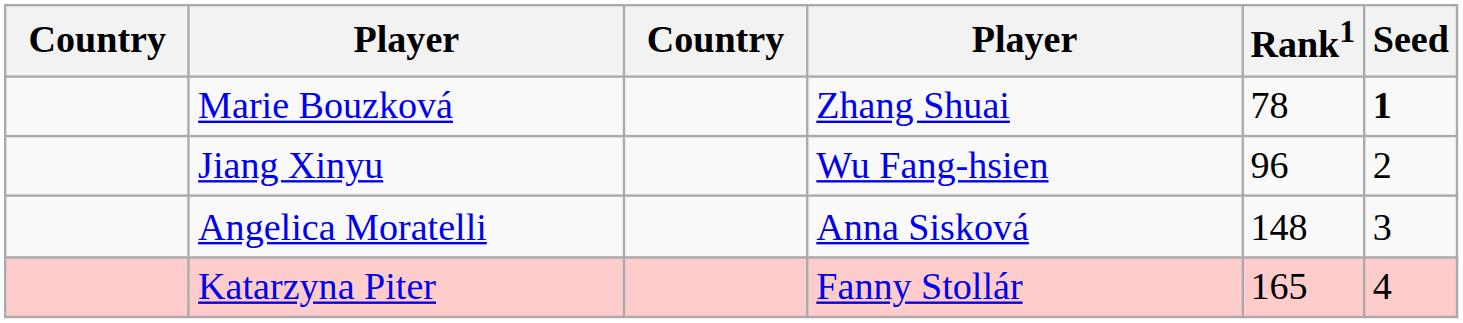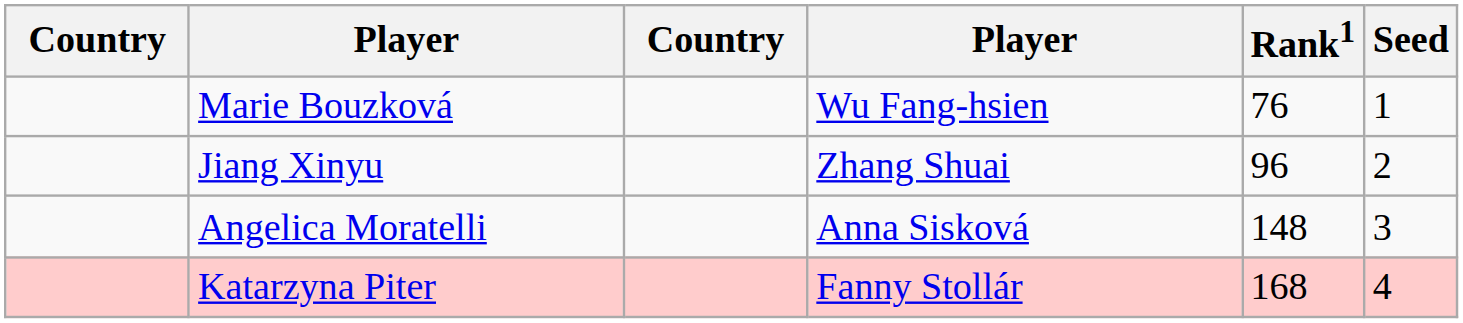(913, 105) Zhang Shuai -> (932, 105) Wu Fang-hsien
(1269, 105) 78 -> (1269, 105) 76
(1382, 105) bold -> (1382, 105) normal
(932, 165) Wu Fang-hsien -> (913, 165) Zhang Shuai
(1279, 286) 165 -> (1279, 286) 168
